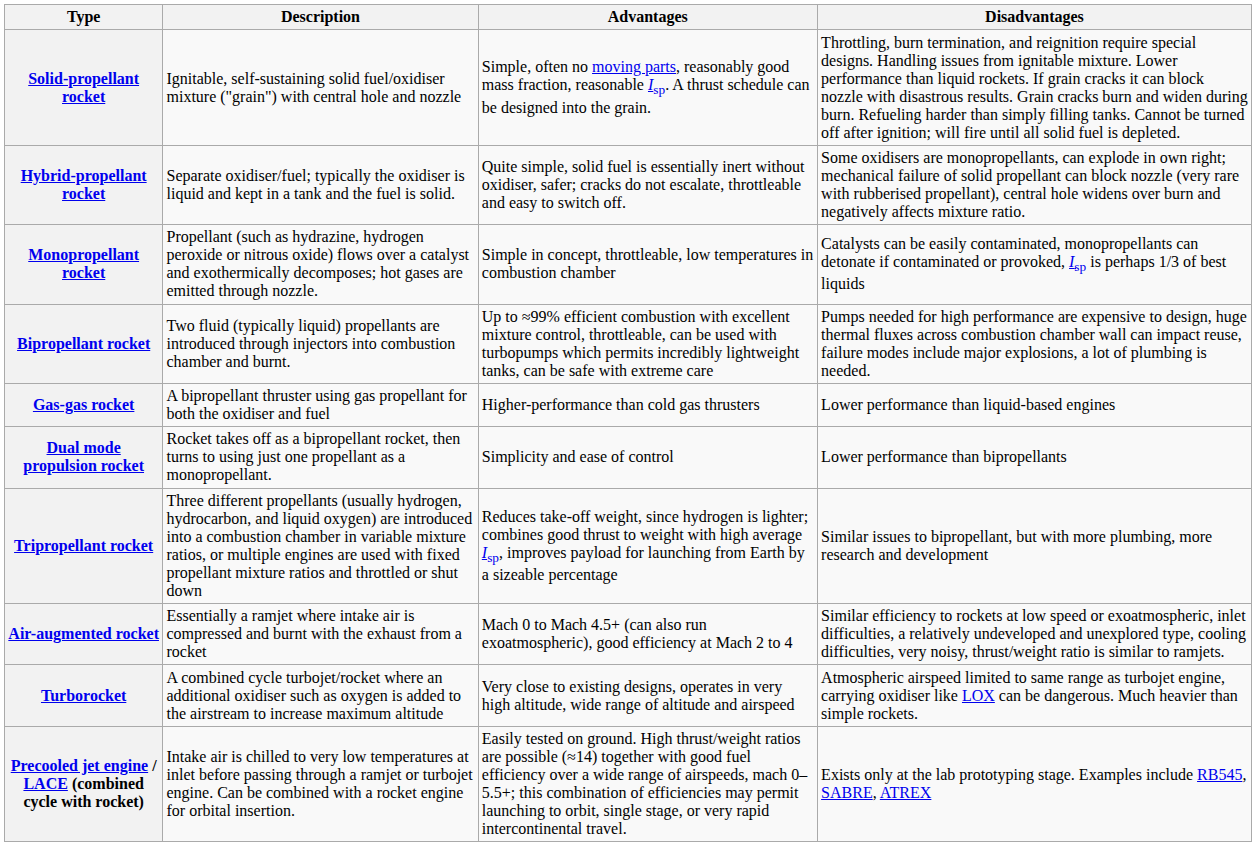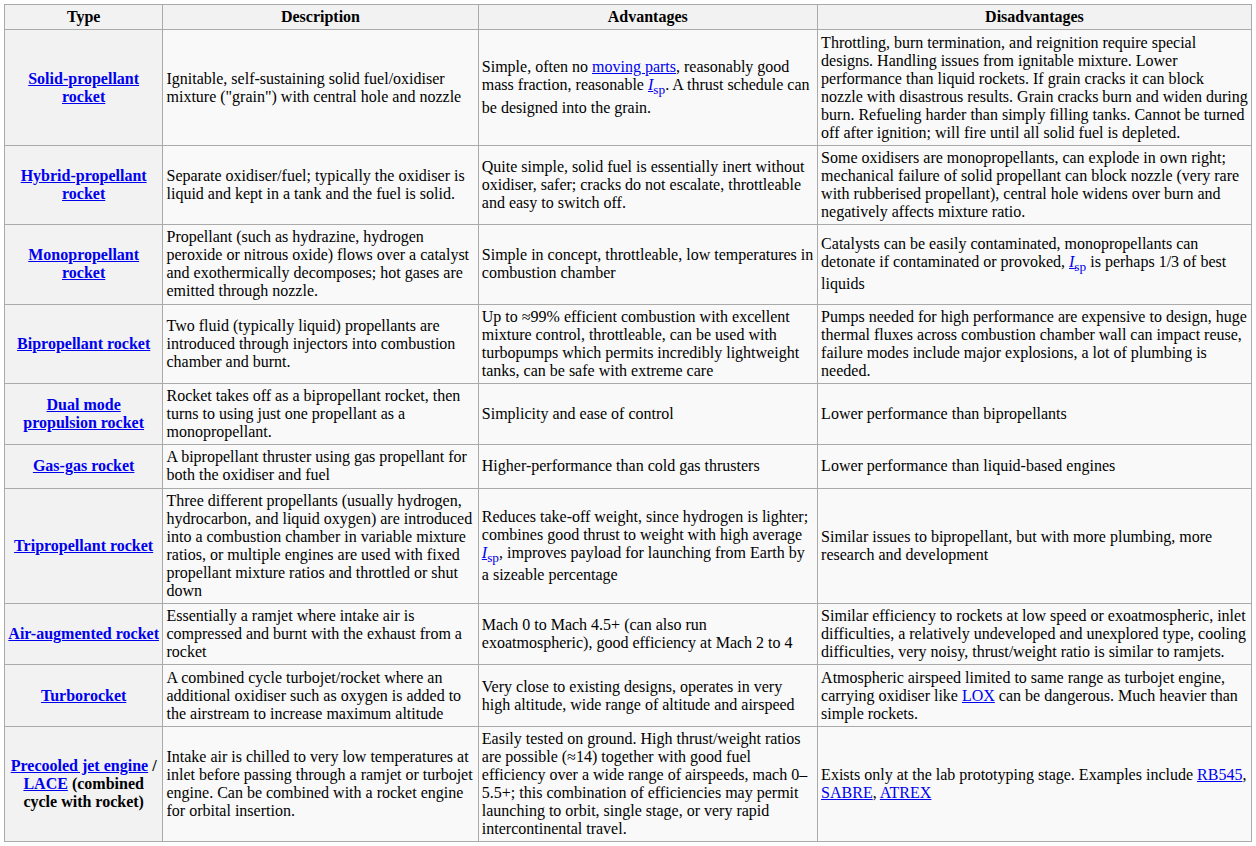rows swapped: (84, 405) <-> (84, 457)
